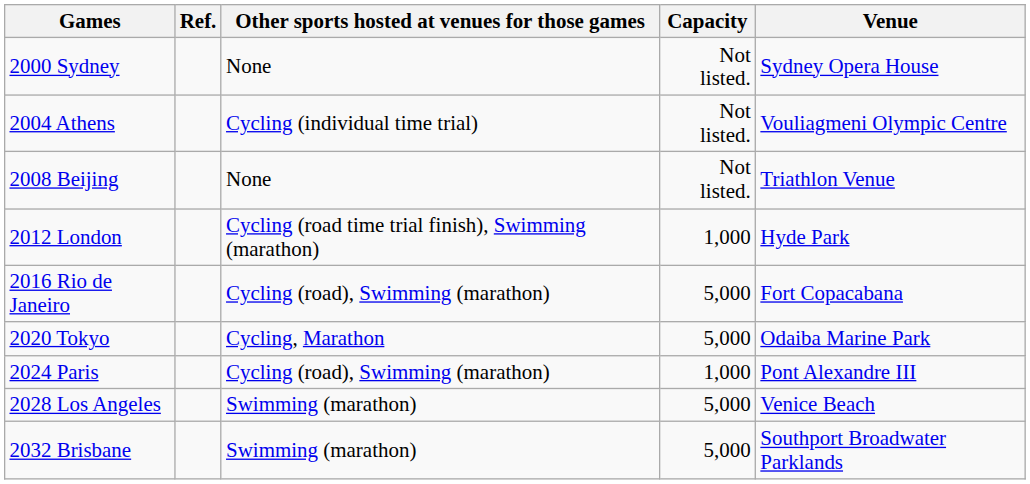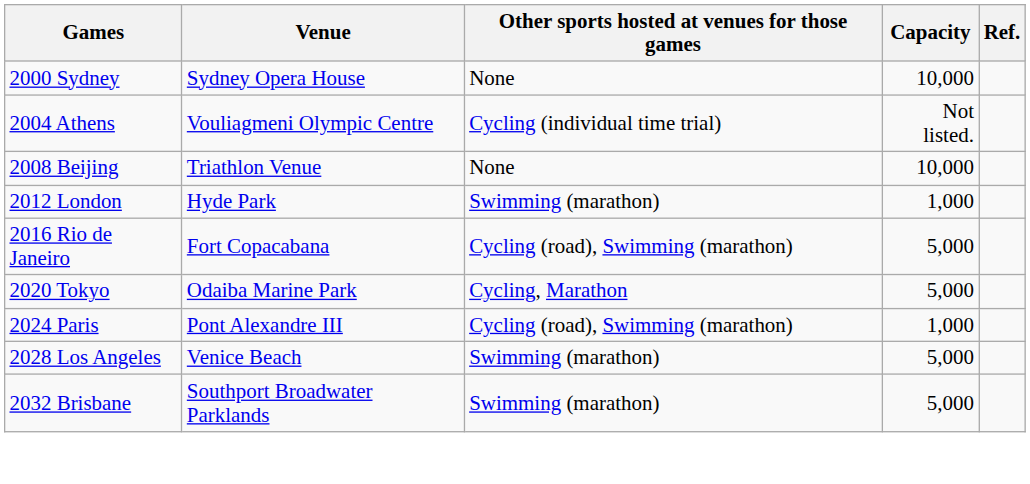columns swapped: (890, 21) <-> (198, 21)
(725, 66) Not listed. -> (945, 77) 10,000
(725, 179) Not listed. -> (945, 168) 10,000
(406, 236) Cycling (road time trial finish), Swimming (marathon) -> (564, 201) Swimming (marathon)
